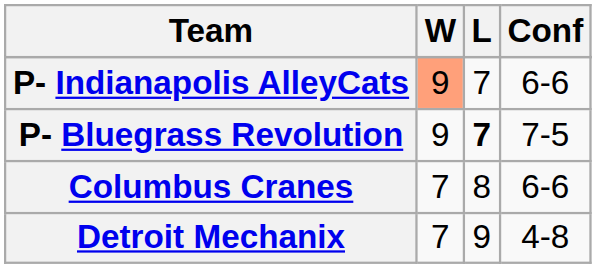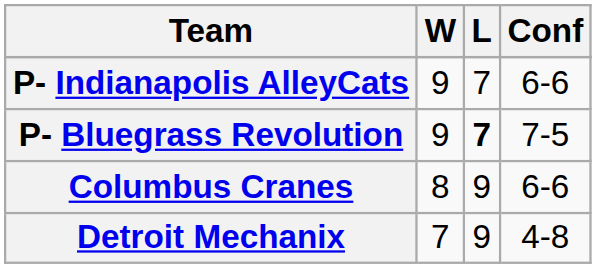(440, 82) lightsalmon background -> (440, 82) no background
(440, 186) 7 -> (440, 186) 8
(482, 186) 8 -> (482, 186) 9
